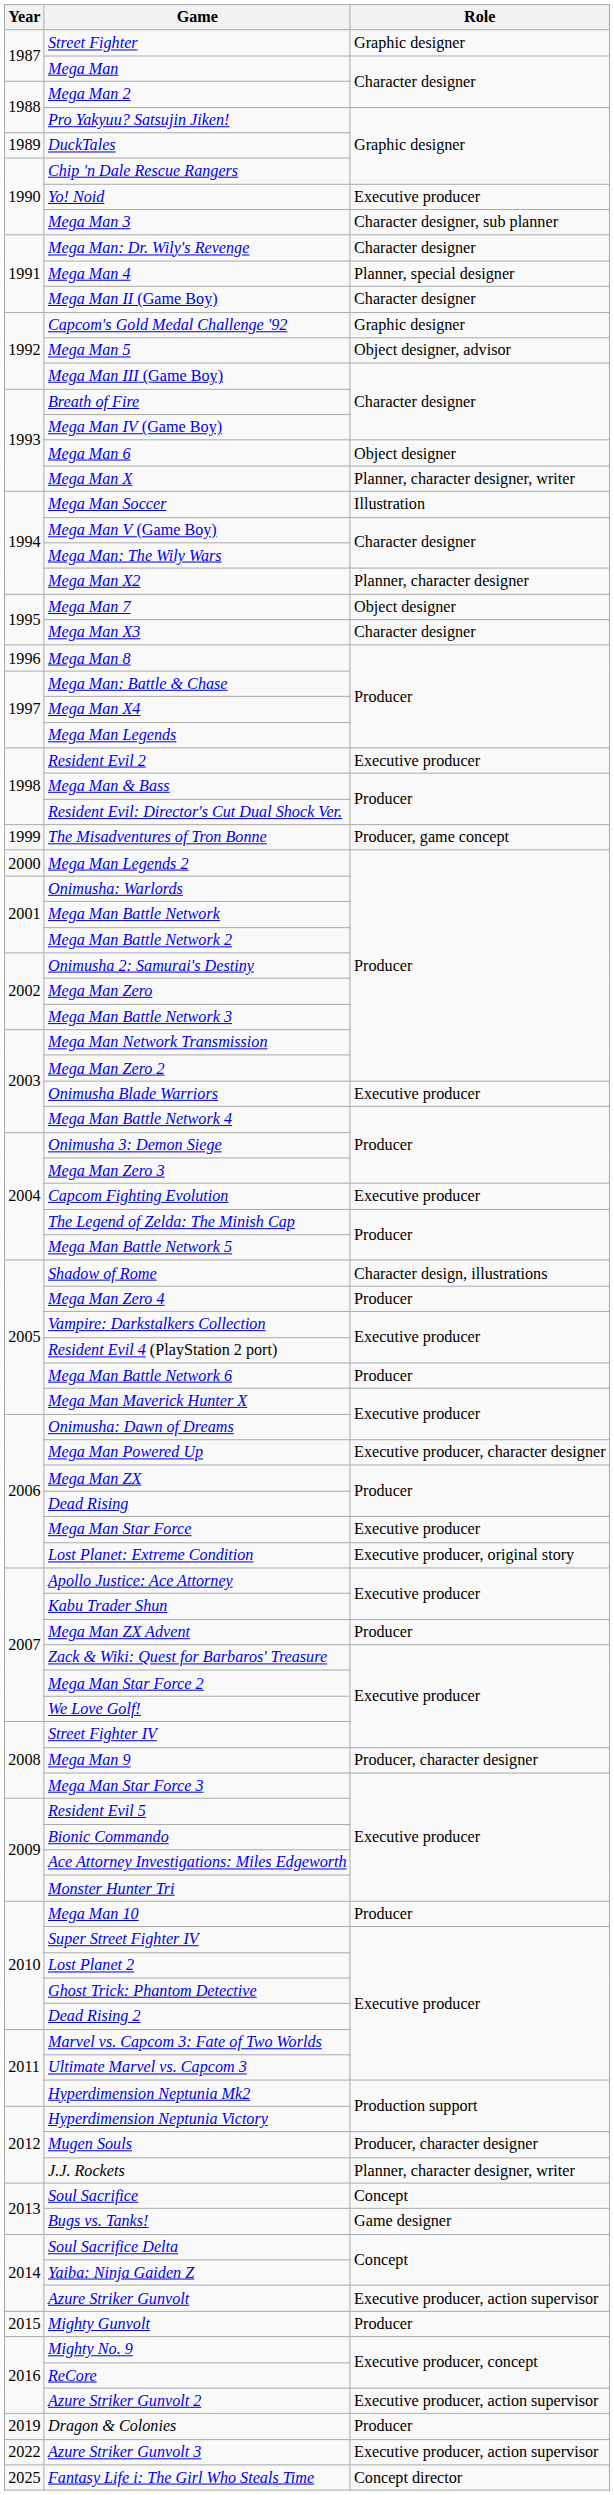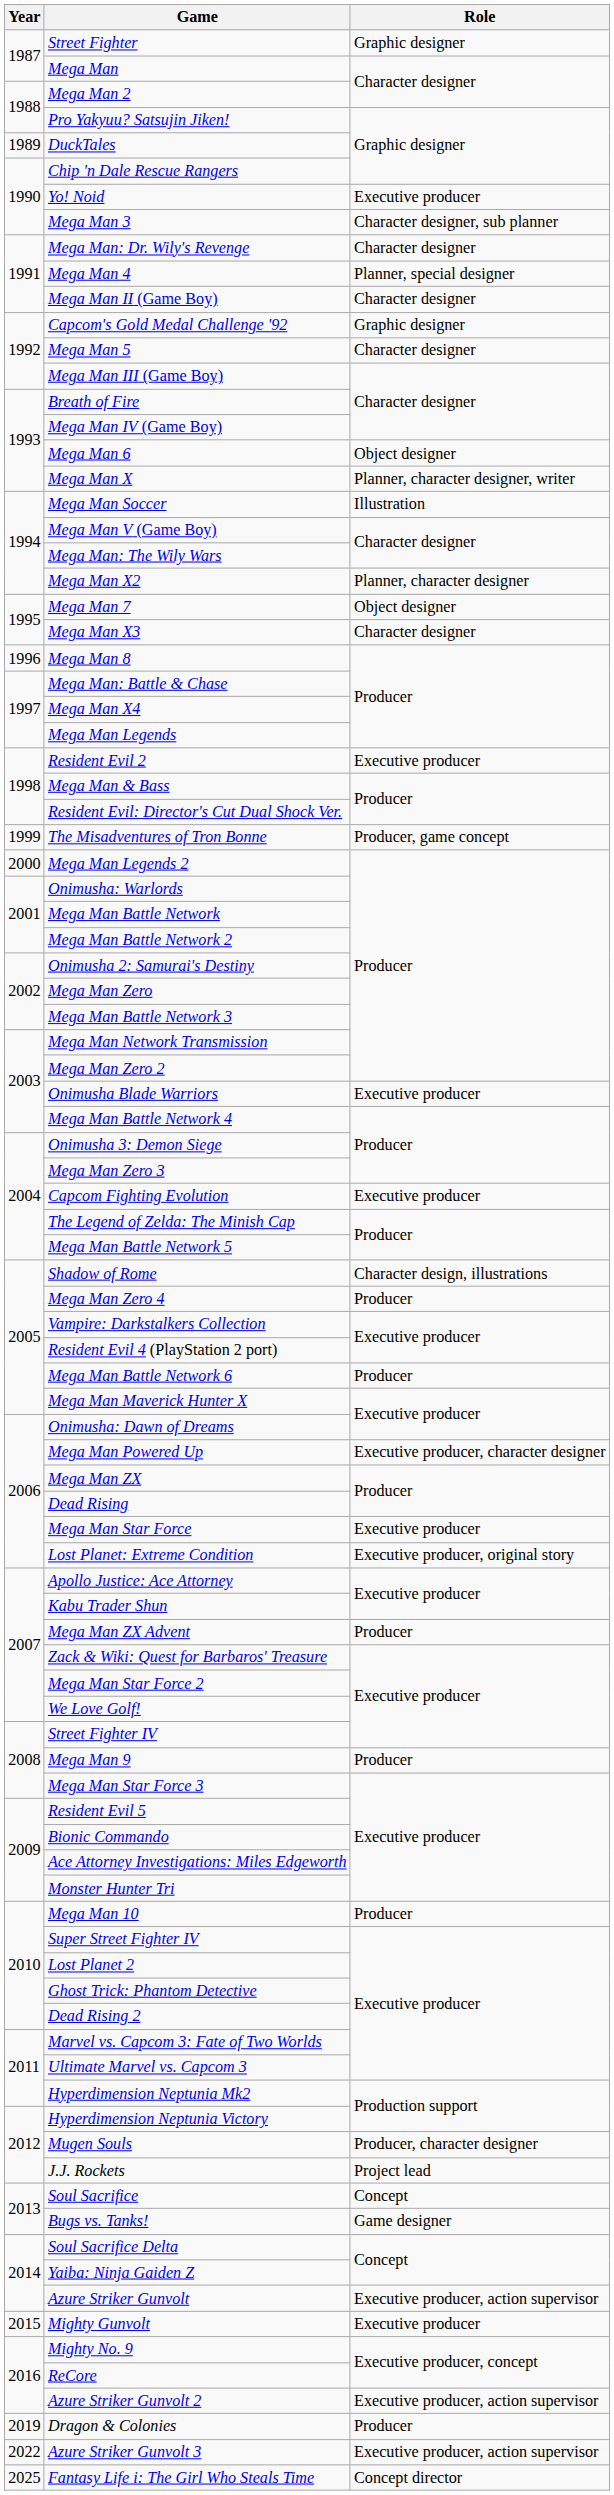(432, 350) Object designer, advisor -> (415, 350) Character designer
(446, 1760) Producer, character designer -> (383, 1760) Producer
(464, 2170) Planner, character designer, writer -> (392, 2170) Project lead
(383, 2323) Producer -> (417, 2323) Executive producer
